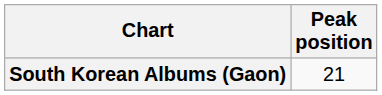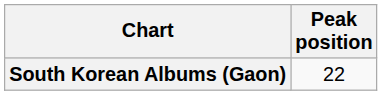(334, 74) 21 -> (334, 74) 22
